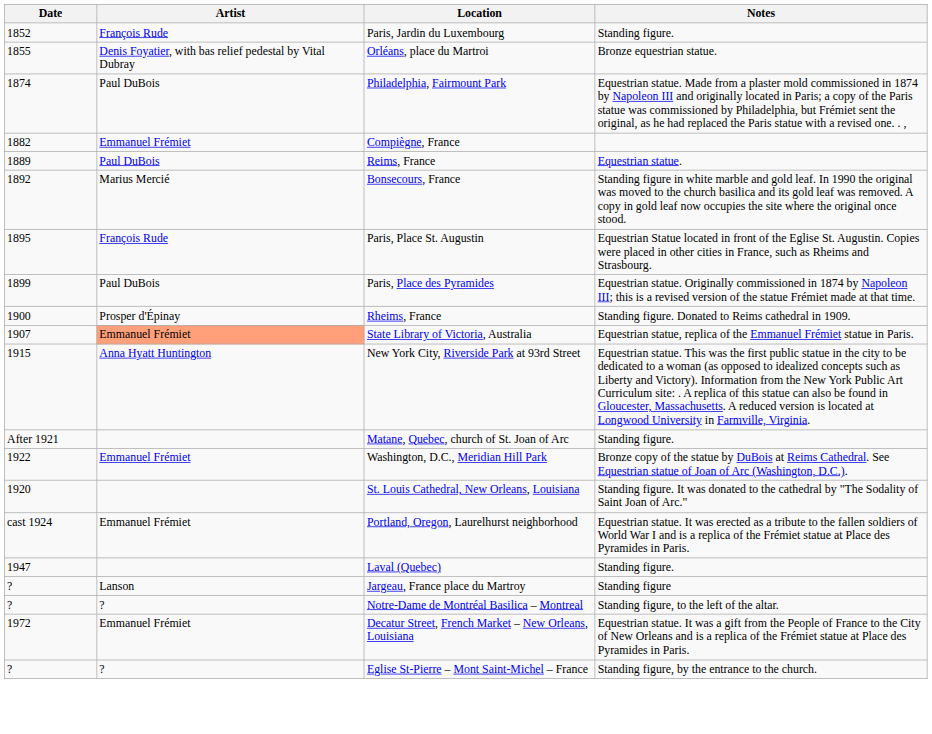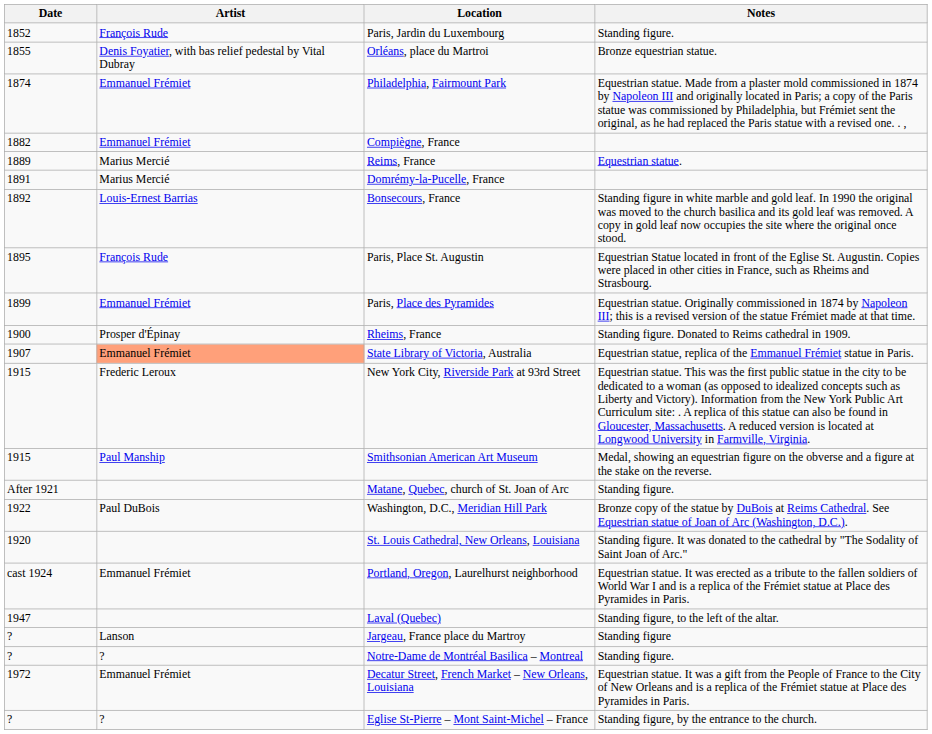(129, 83) Paul DuBois -> (145, 83) Emmanuel Frémiet
(129, 161) Paul DuBois -> (134, 161) Marius Mercié
+ row: (436, 179)
(134, 179) Marius Mercié -> (149, 198) Louis-Ernest Barrias
(129, 283) Paul DuBois -> (145, 302) Emmanuel Frémiet
(155, 353) Anna Hyatt Huntington -> (138, 372) Frederic Leroux
+ row: (452, 457)
(145, 457) Emmanuel Frémiet -> (129, 508) Paul DuBois
(636, 567) Standing figure. -> (688, 618) Standing figure, to the left of the altar.
(688, 604) Standing figure, to the left of the altar. -> (636, 655) Standing figure.
